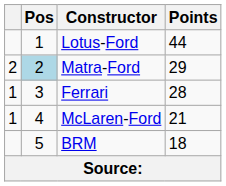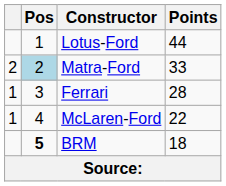(178, 68) 29 -> (178, 68) 33
(178, 118) 21 -> (178, 118) 22
(39, 144) normal -> (39, 144) bold
